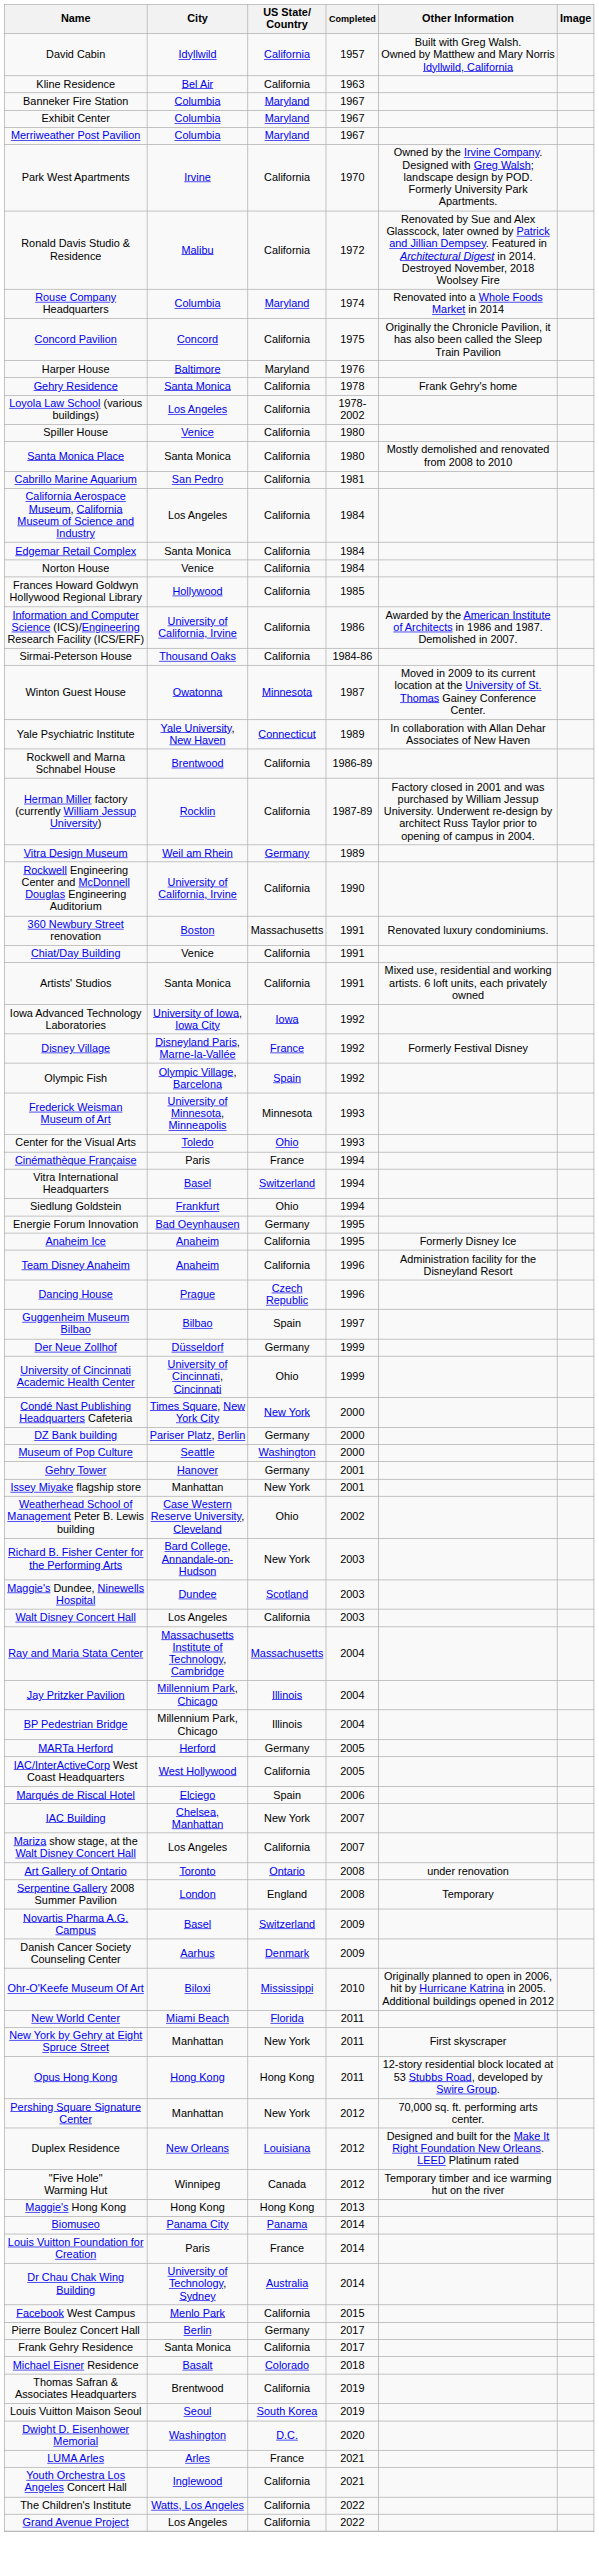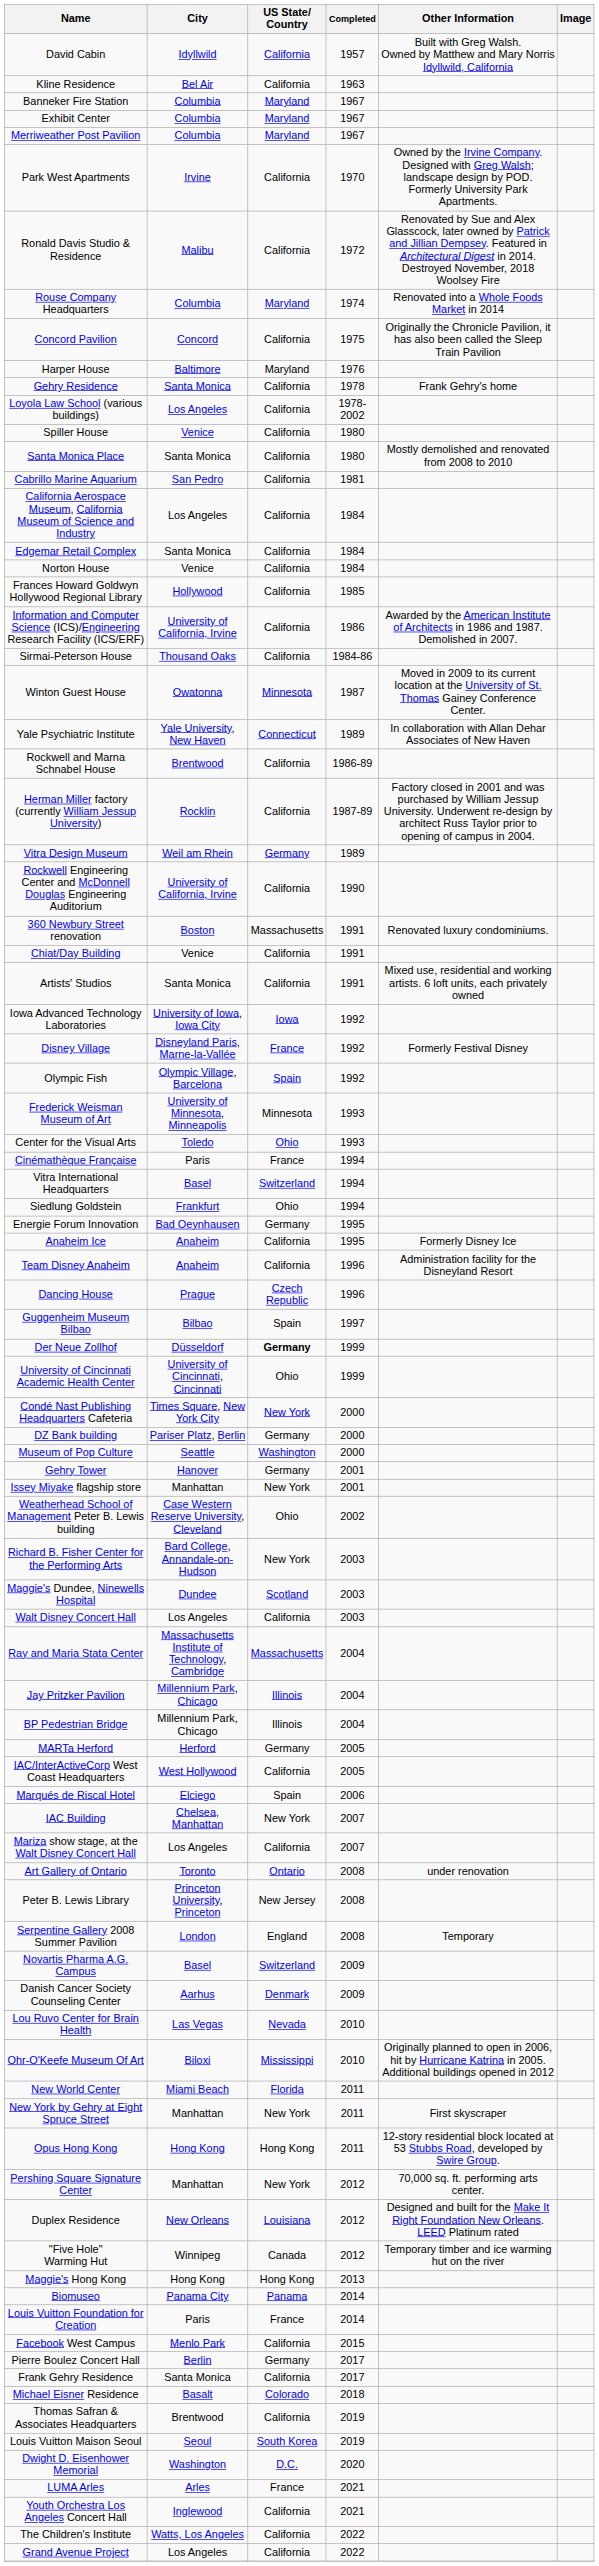(287, 1347) normal -> (287, 1347) bold
+ row: (76, 1900)
+ row: (76, 2024)
- row: (76, 2284)
